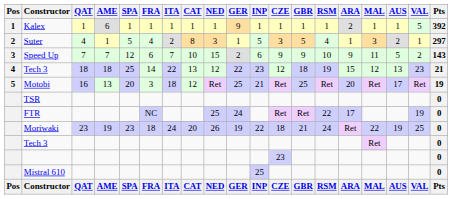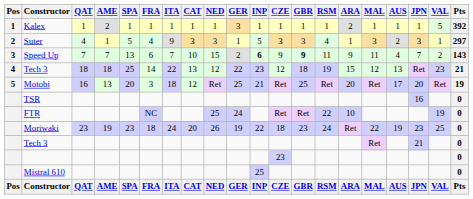+ column: (419, 11)
(107, 25) 6 -> (107, 25) 2
(238, 25) 9 -> (238, 25) 3
(172, 40) 2 -> (172, 40) 9
(192, 40) 8 -> (192, 40) 3
(303, 40) 5 -> (303, 40) 3
(130, 55) 12 -> (130, 55) 13
(259, 55) normal -> (259, 55) bold
(303, 55) normal -> (303, 55) bold
(327, 55) 10 -> (327, 55) 11
(398, 55) 5 -> (398, 55) 4
(350, 113) 17 -> (350, 113) 10
(303, 128) 21 -> (303, 128) 23
